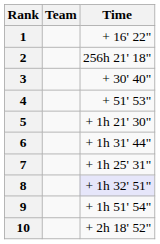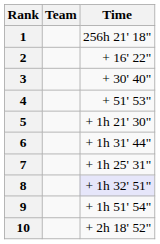(127, 36) + 16' 22" -> (117, 36) 256h 21' 18"
(117, 57) 256h 21' 18" -> (127, 57) + 16' 22"
